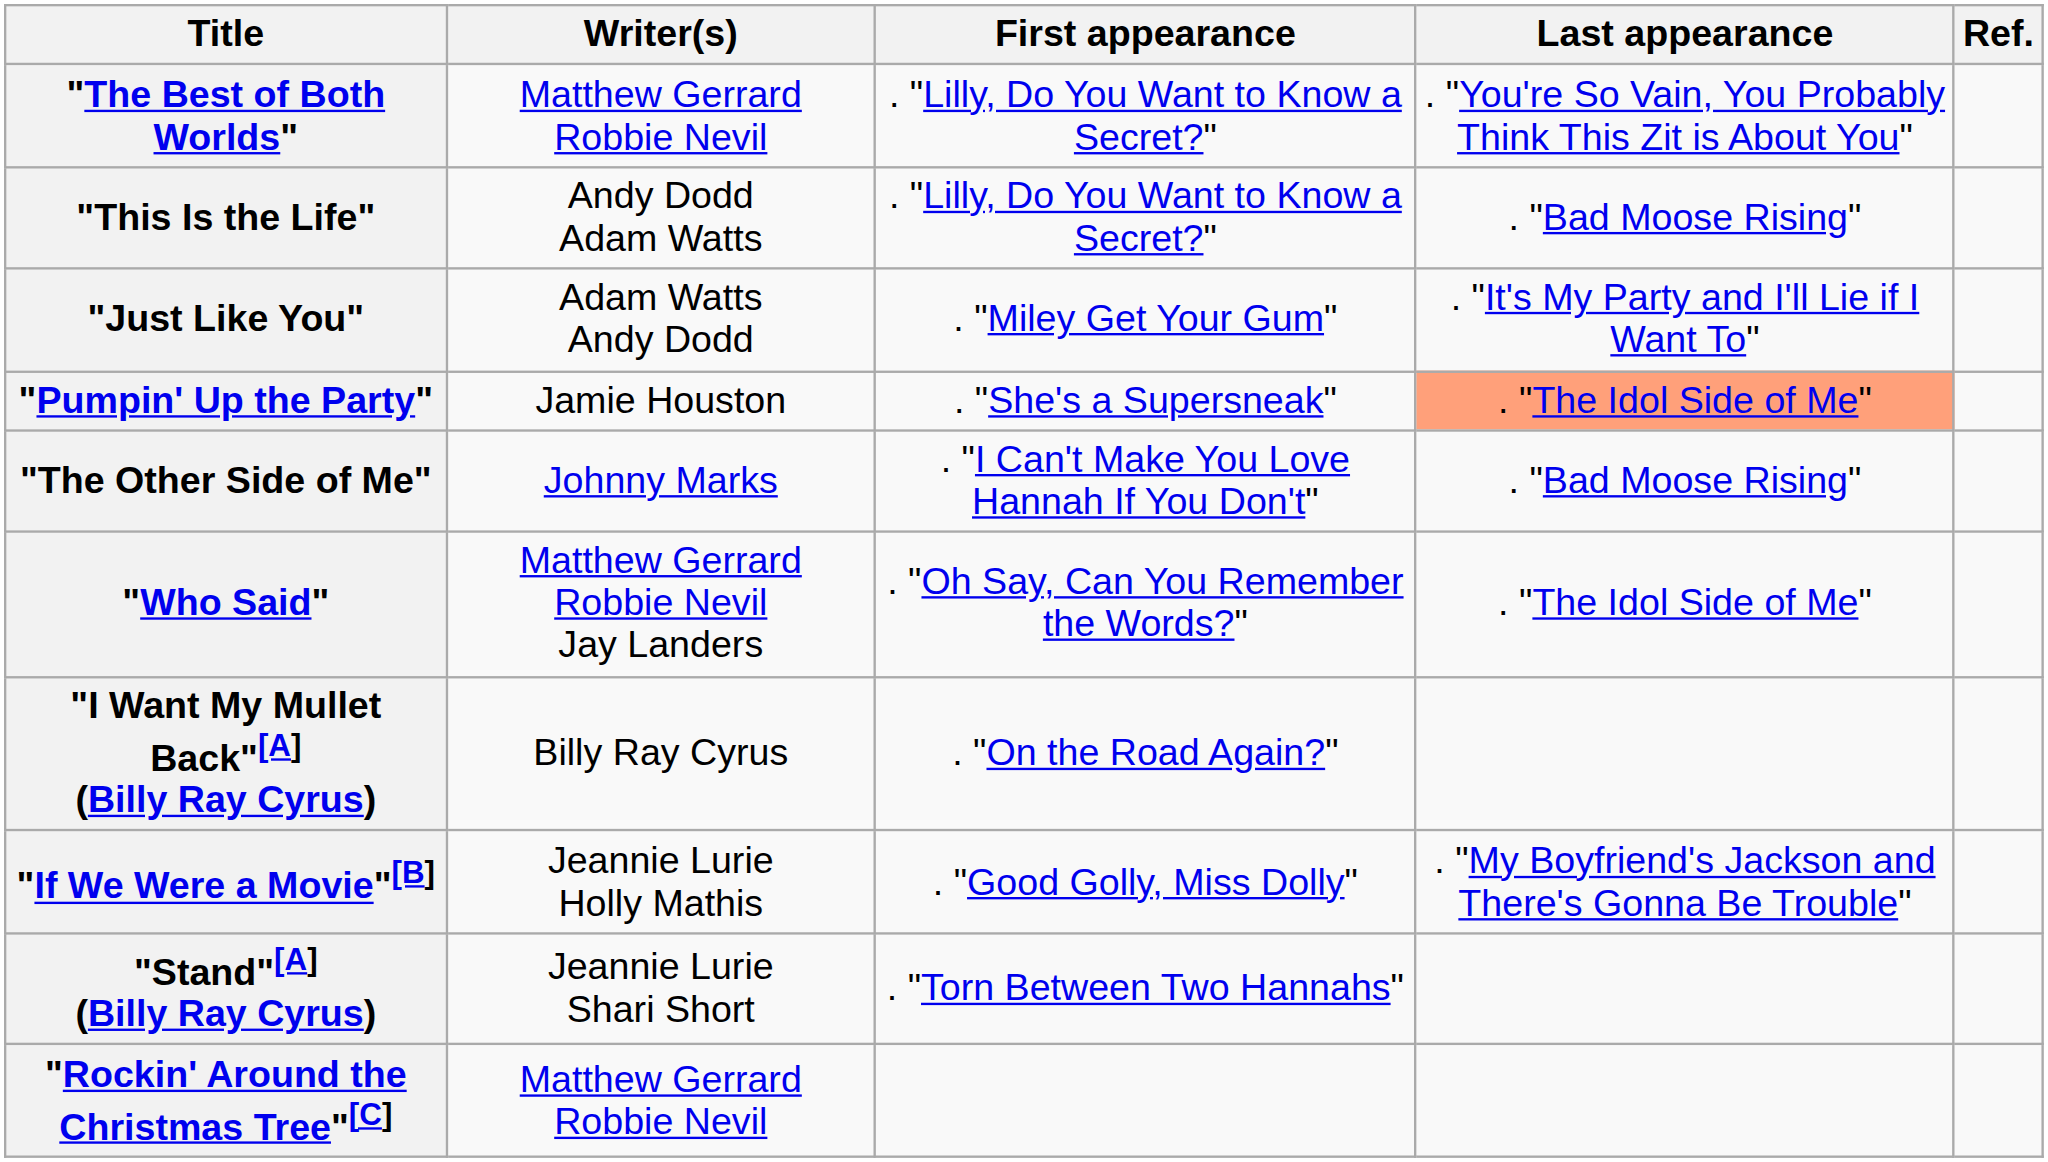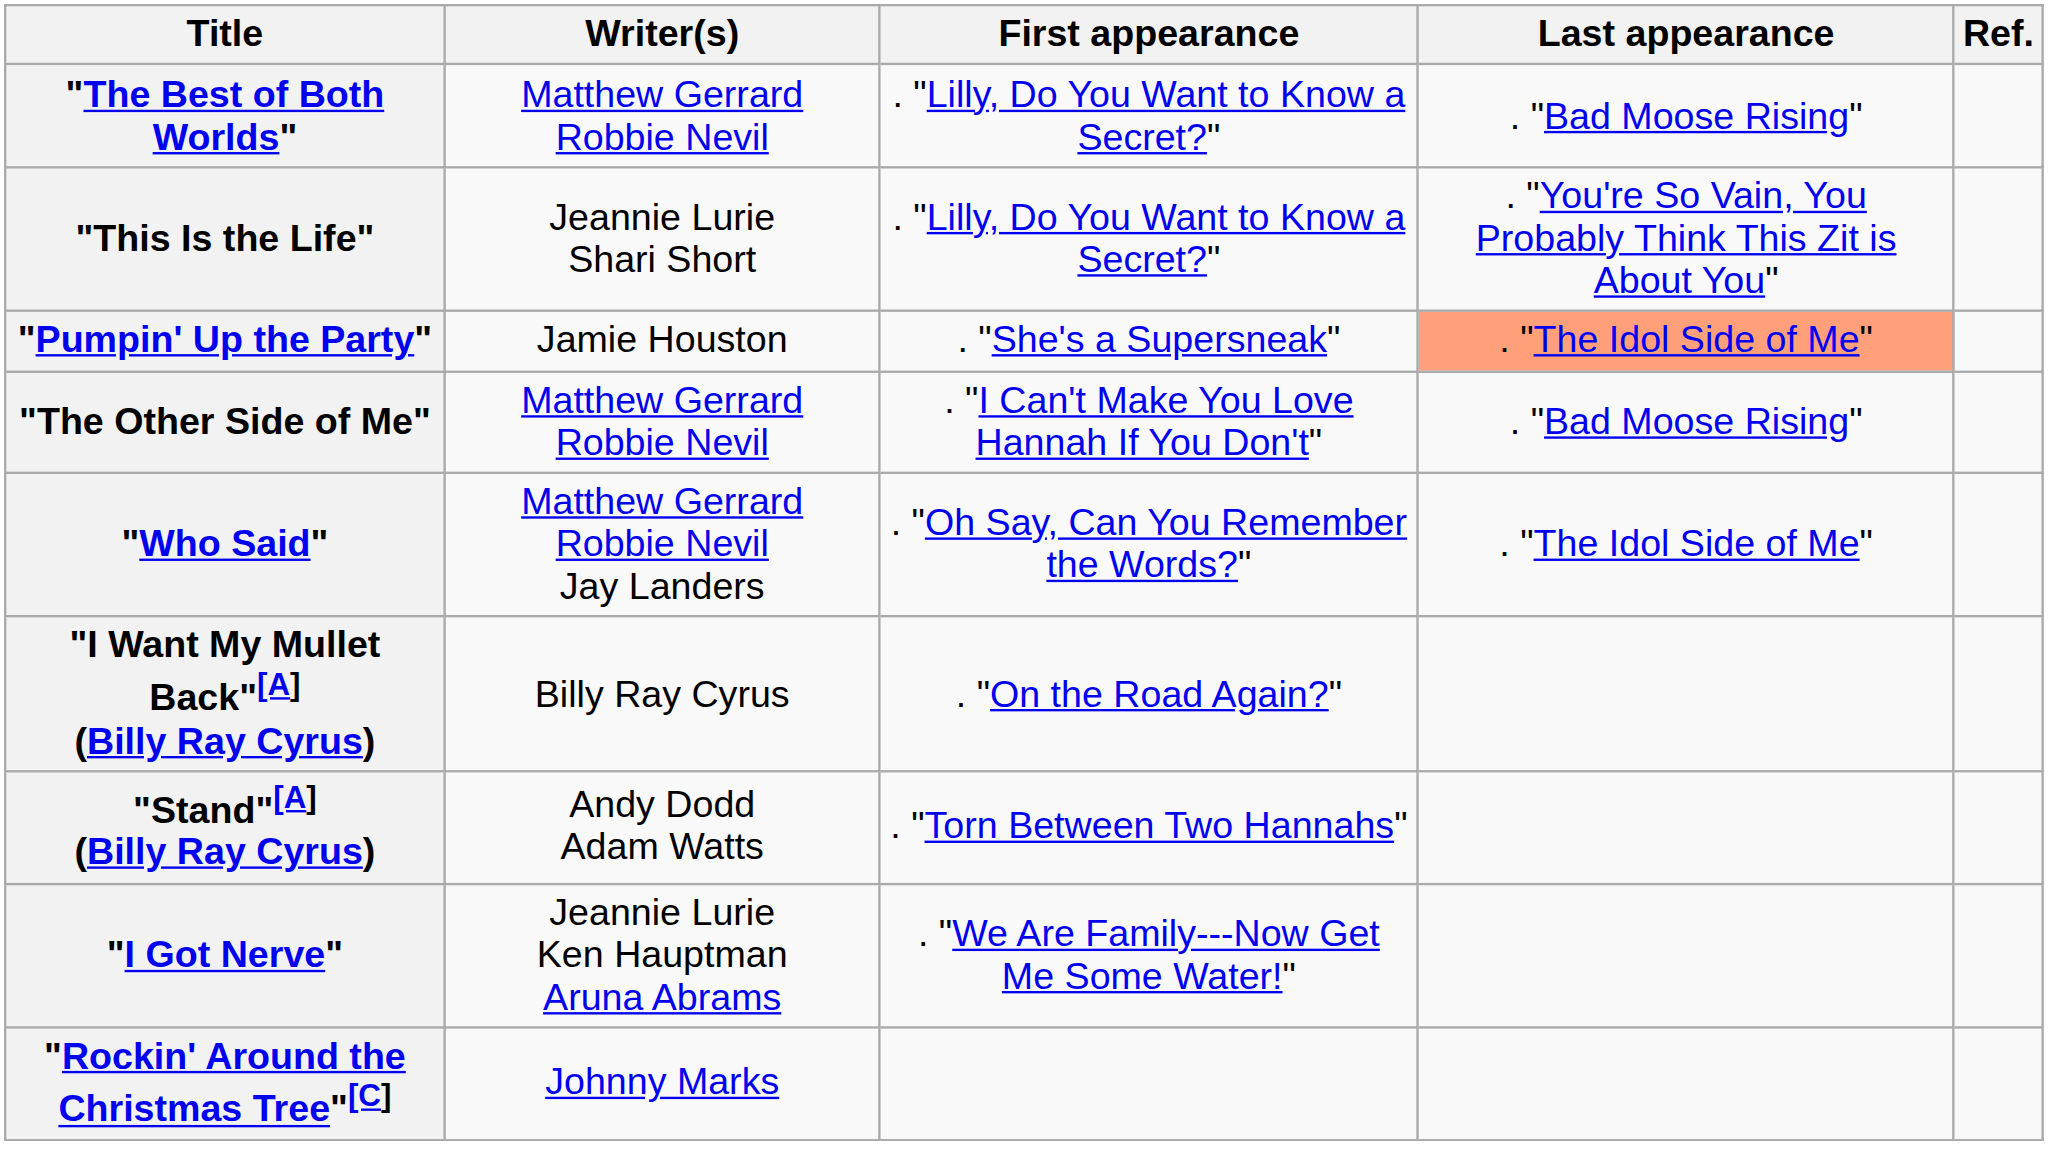(1685, 115) . "You're So Vain, You Probably Think This Zit is About You" -> (1686, 115) . "Bad Moose Rising"
(661, 217) Andy Dodd Adam Watts -> (662, 238) Jeannie Lurie Shari Short
(1685, 217) . "Bad Moose Rising" -> (1686, 238) . "You're So Vain, You Probably Think This Zit is About You"
- row: (226, 318)
(661, 480) Johnny Marks -> (662, 420) Matthew Gerrard Robbie Nevil
- row: (226, 881)
(661, 988) Jeannie Lurie Shari Short -> (662, 826) Andy Dodd Adam Watts
+ row: (225, 954)
(661, 1100) Matthew Gerrard Robbie Nevil -> (662, 1082) Johnny Marks
